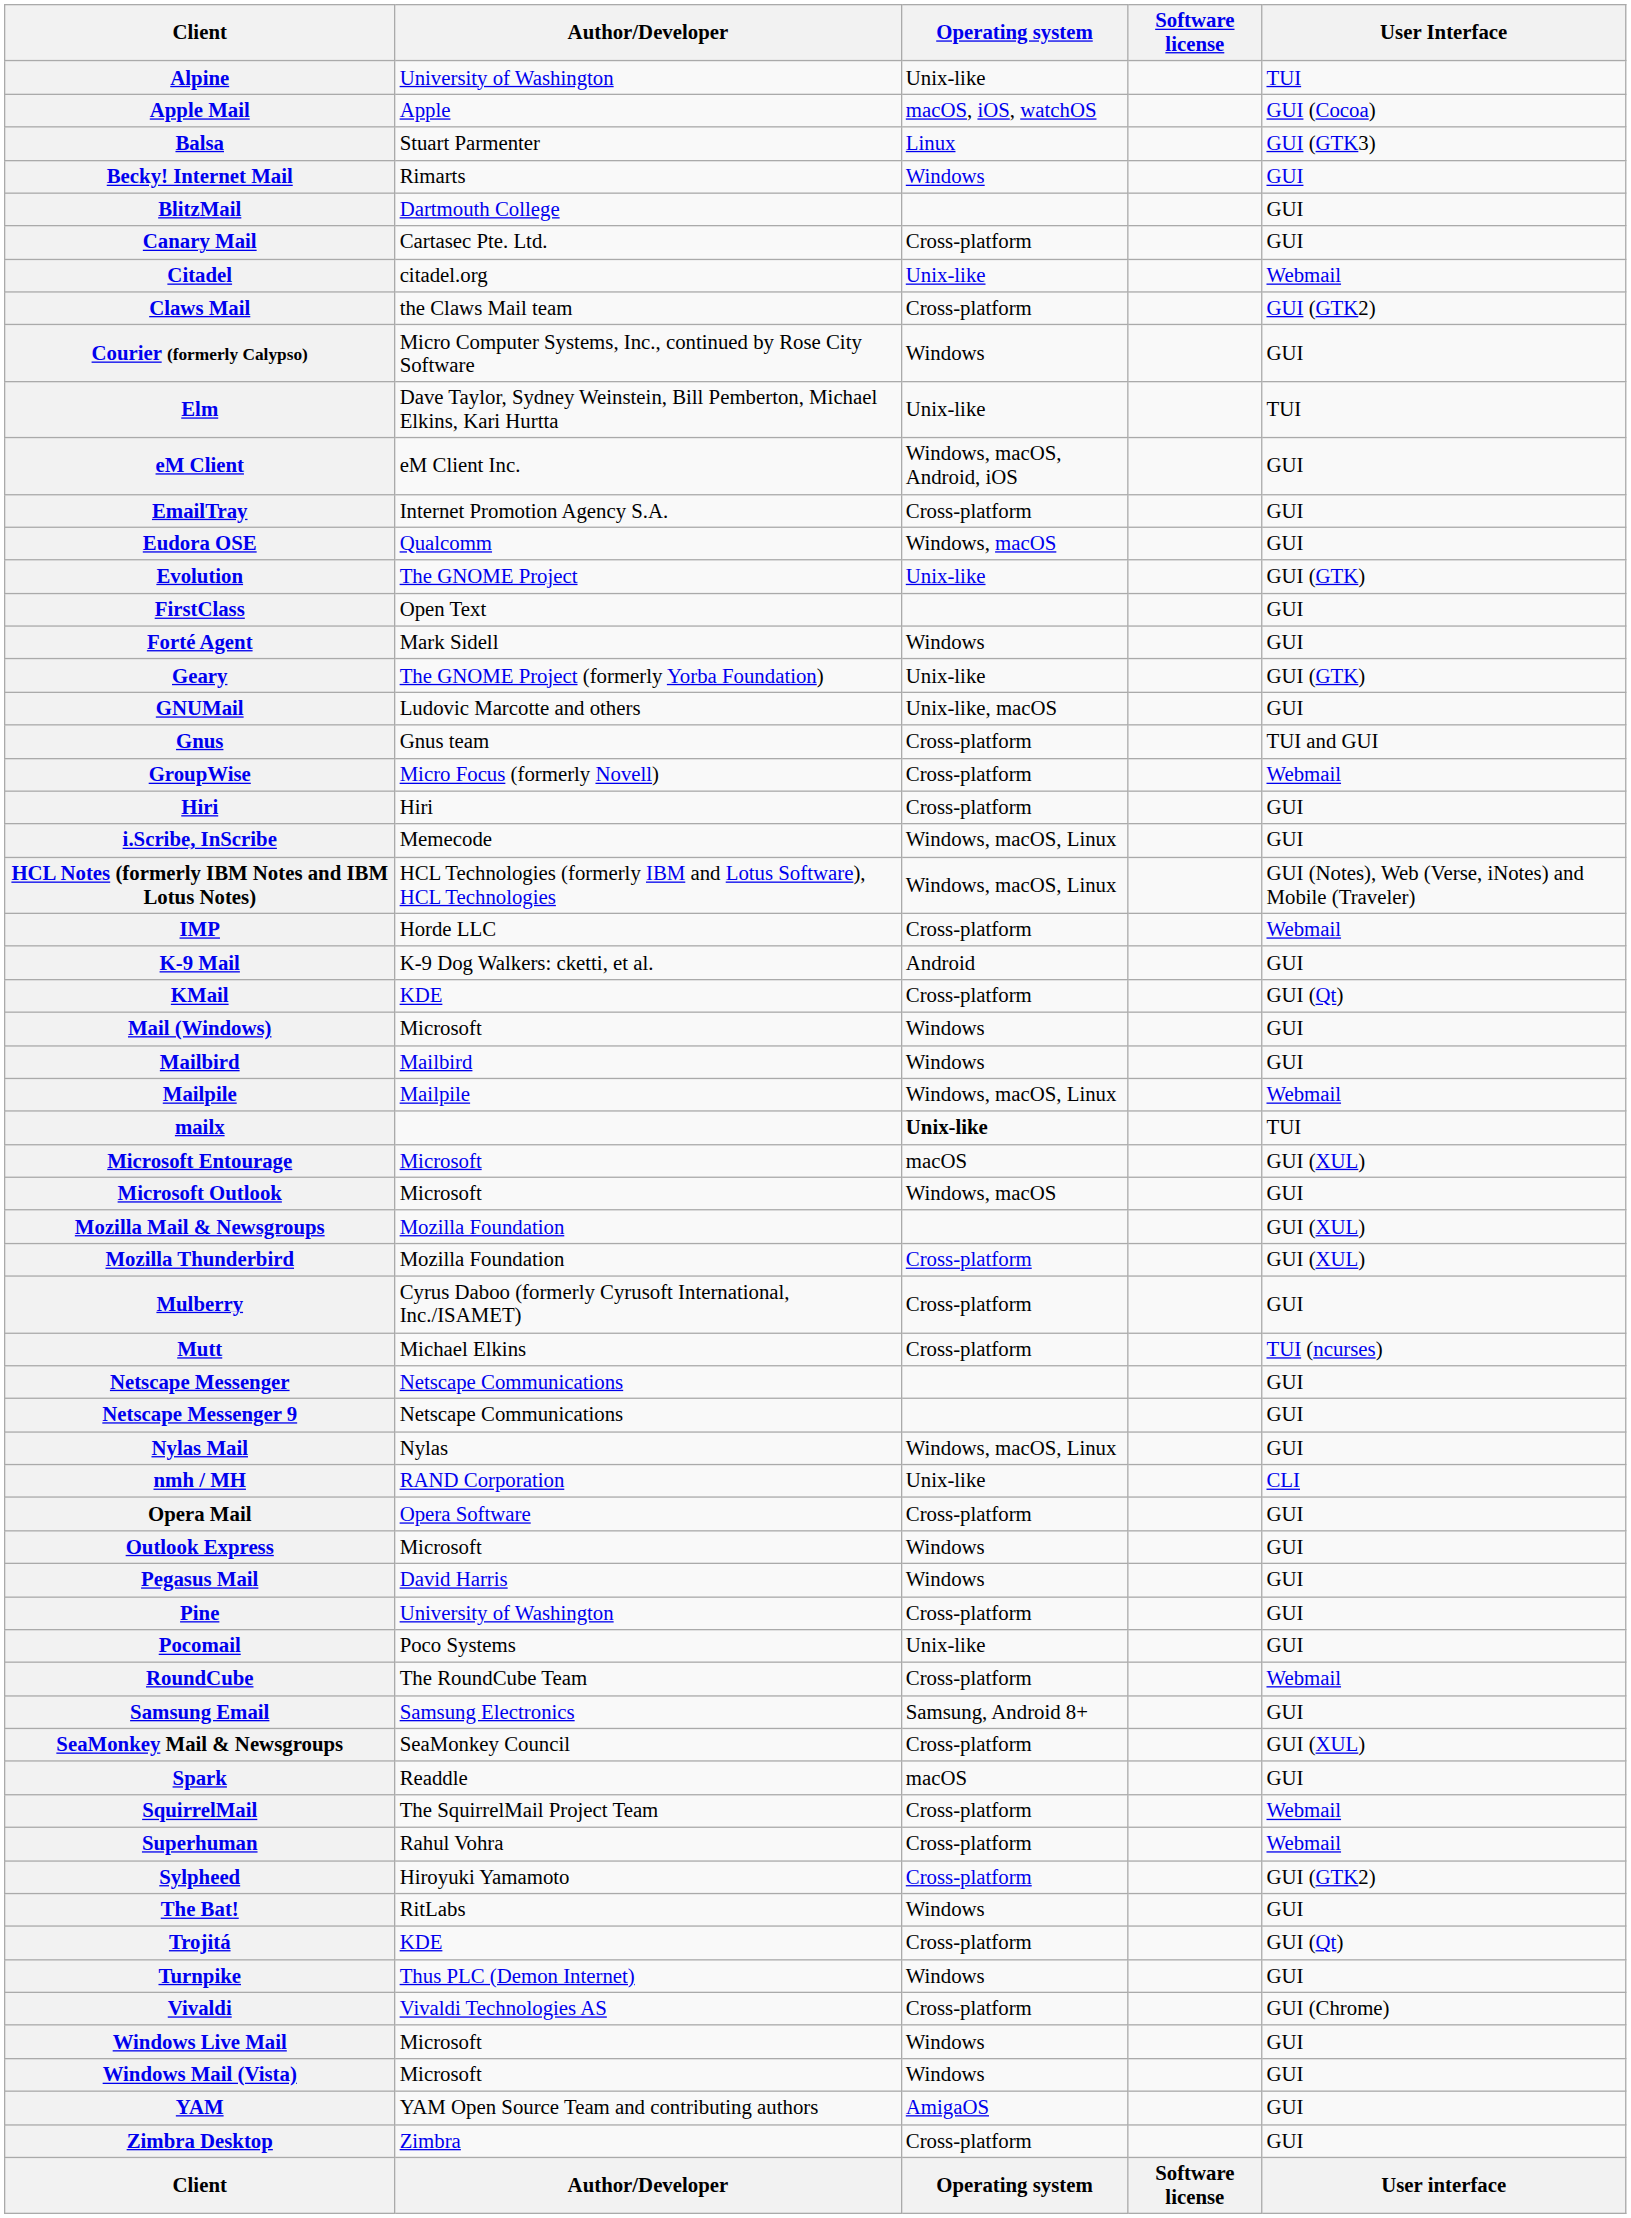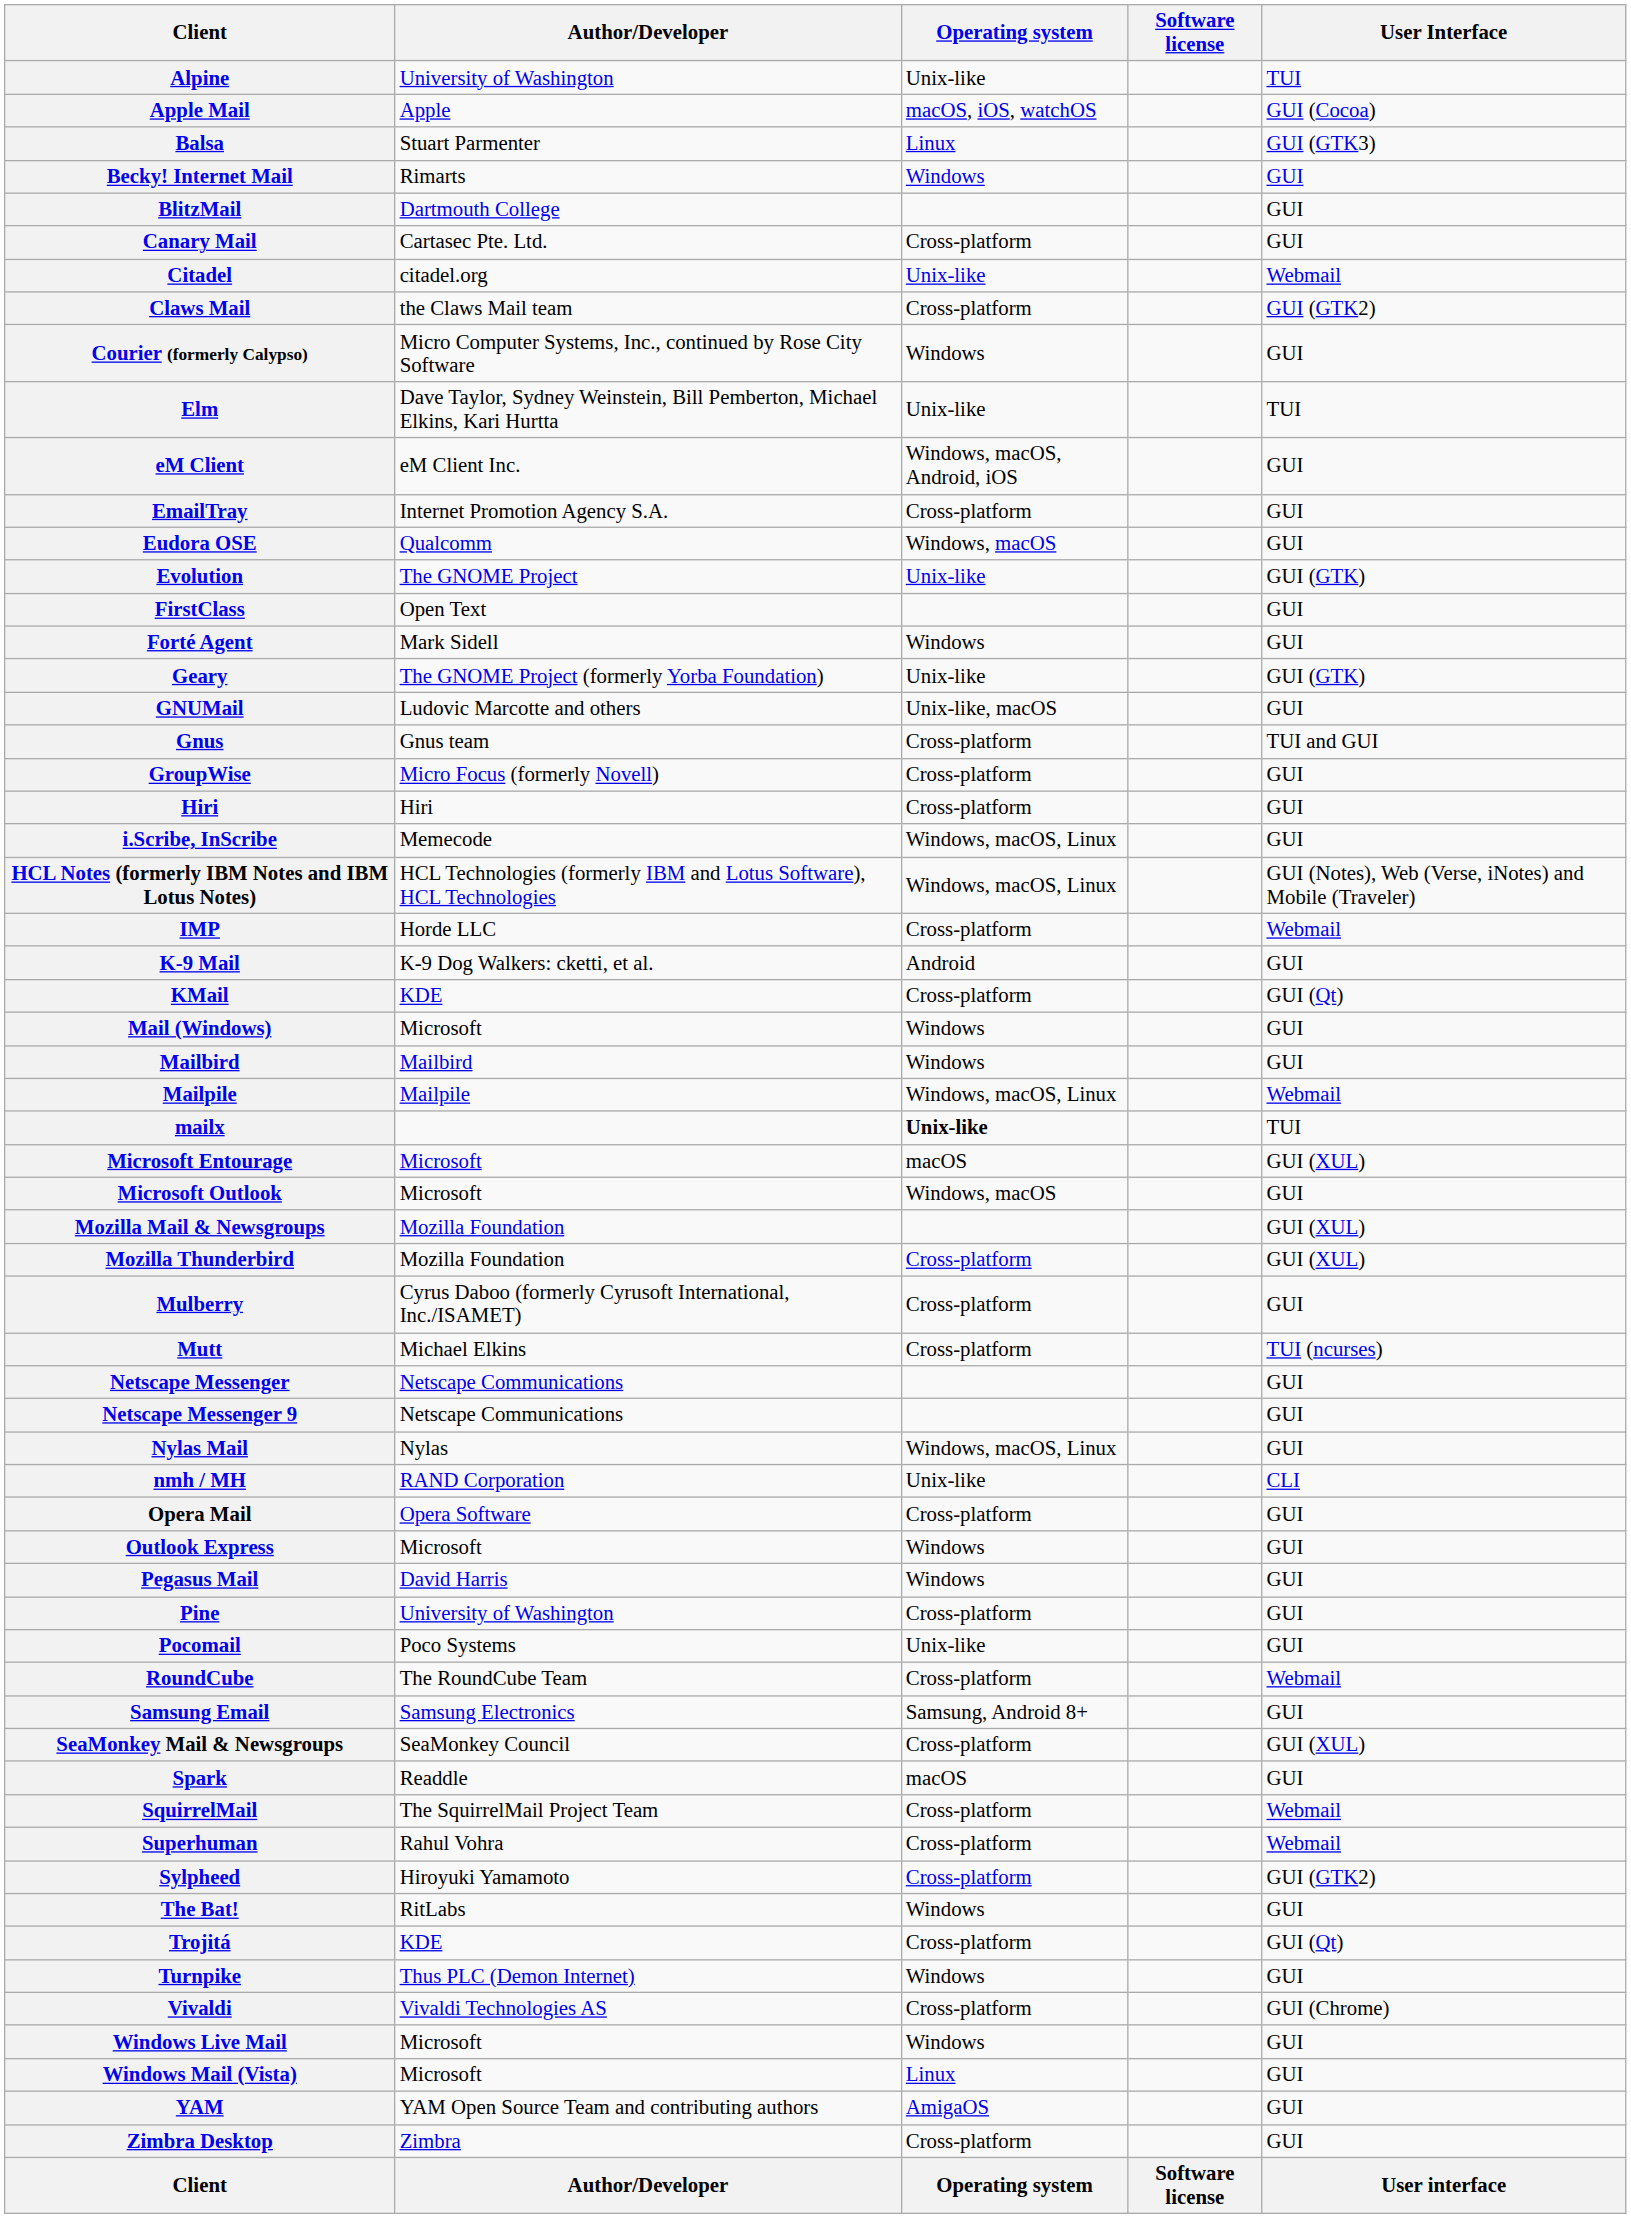(1304, 774) Webmail -> (1285, 774) GUI
(945, 2074) Windows -> (931, 2074) Linux
